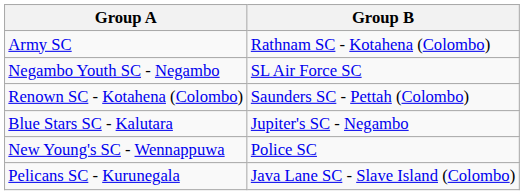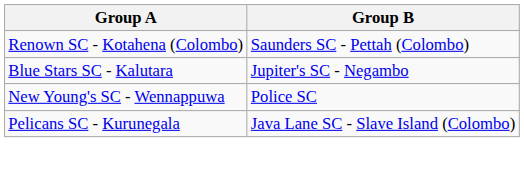- row: (40, 44)
- row: (114, 70)
